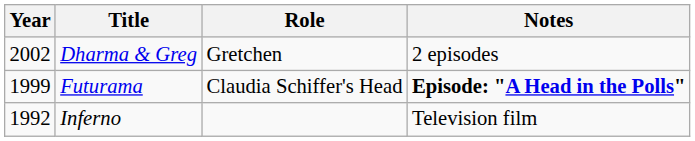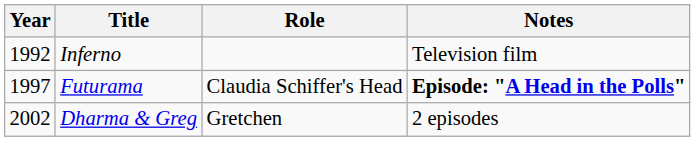rows swapped: (91, 119) <-> (129, 53)
(30, 86) 1999 -> (30, 86) 1997
